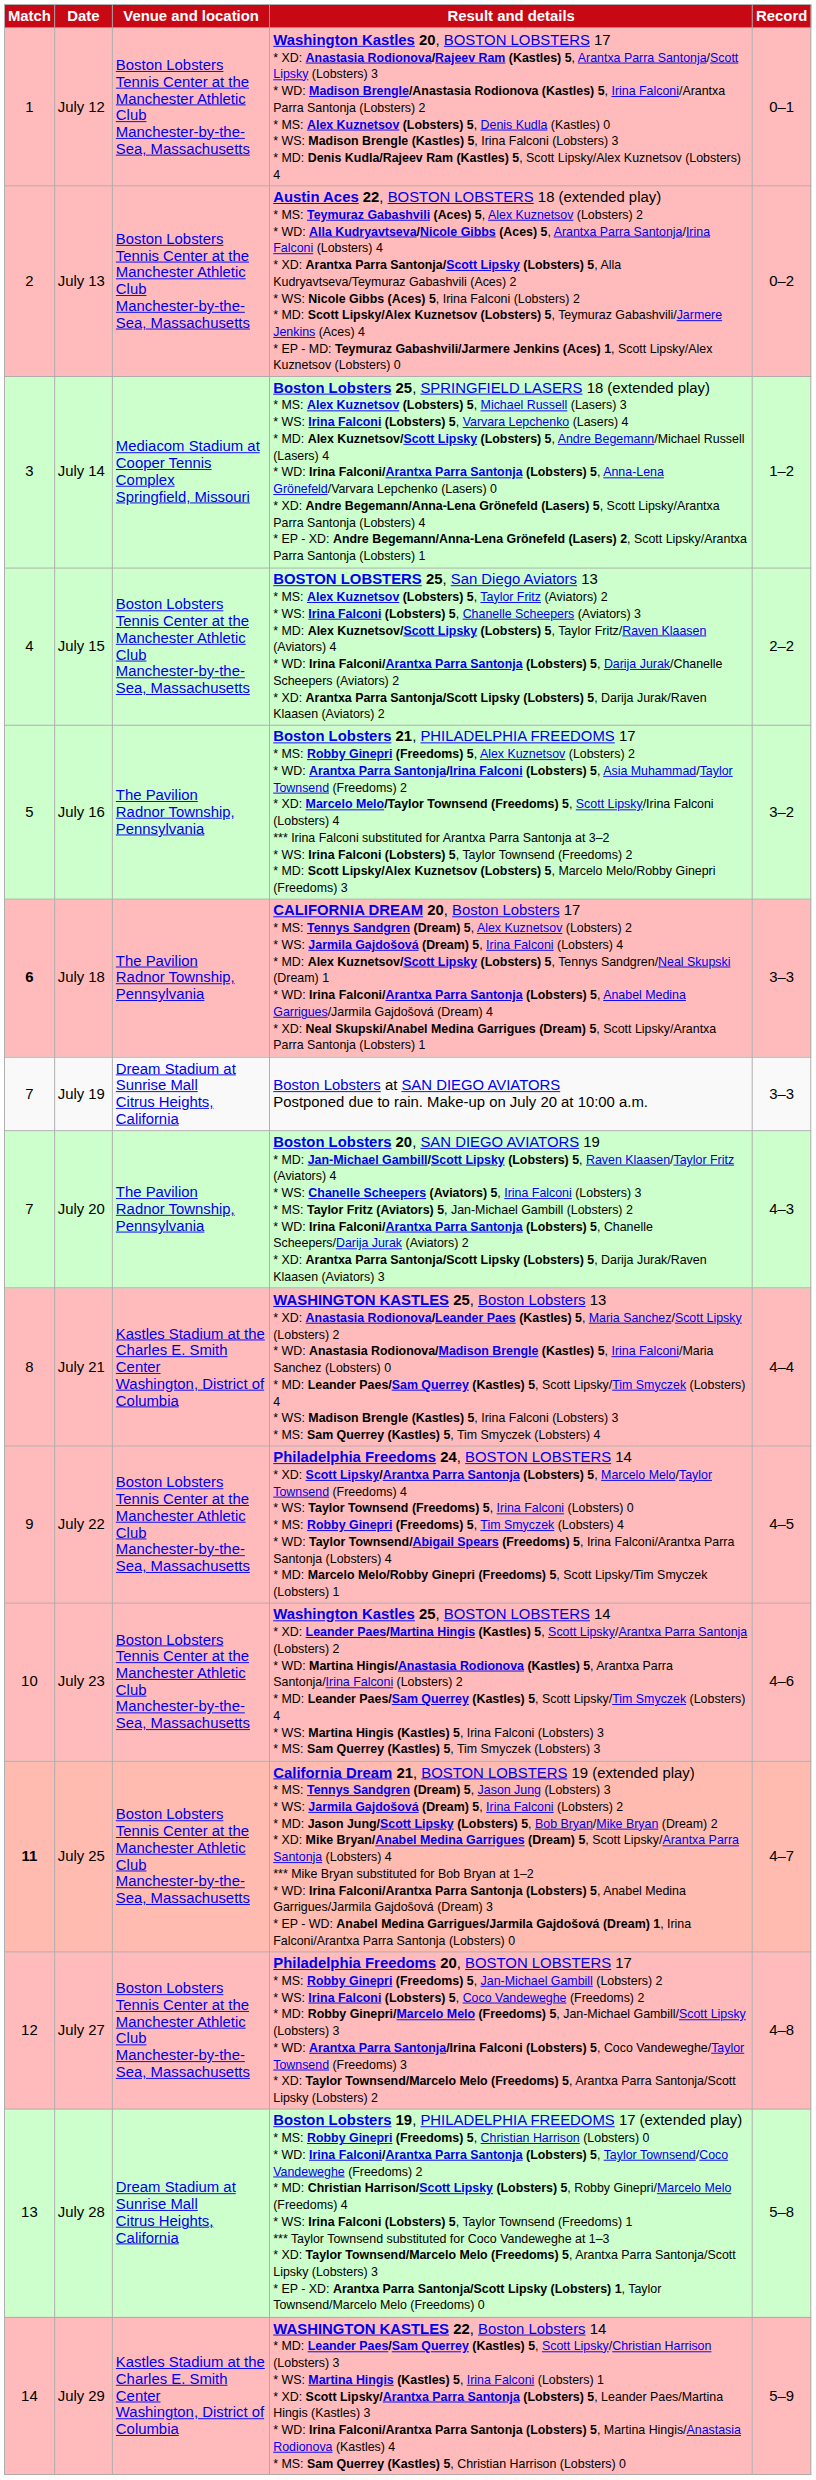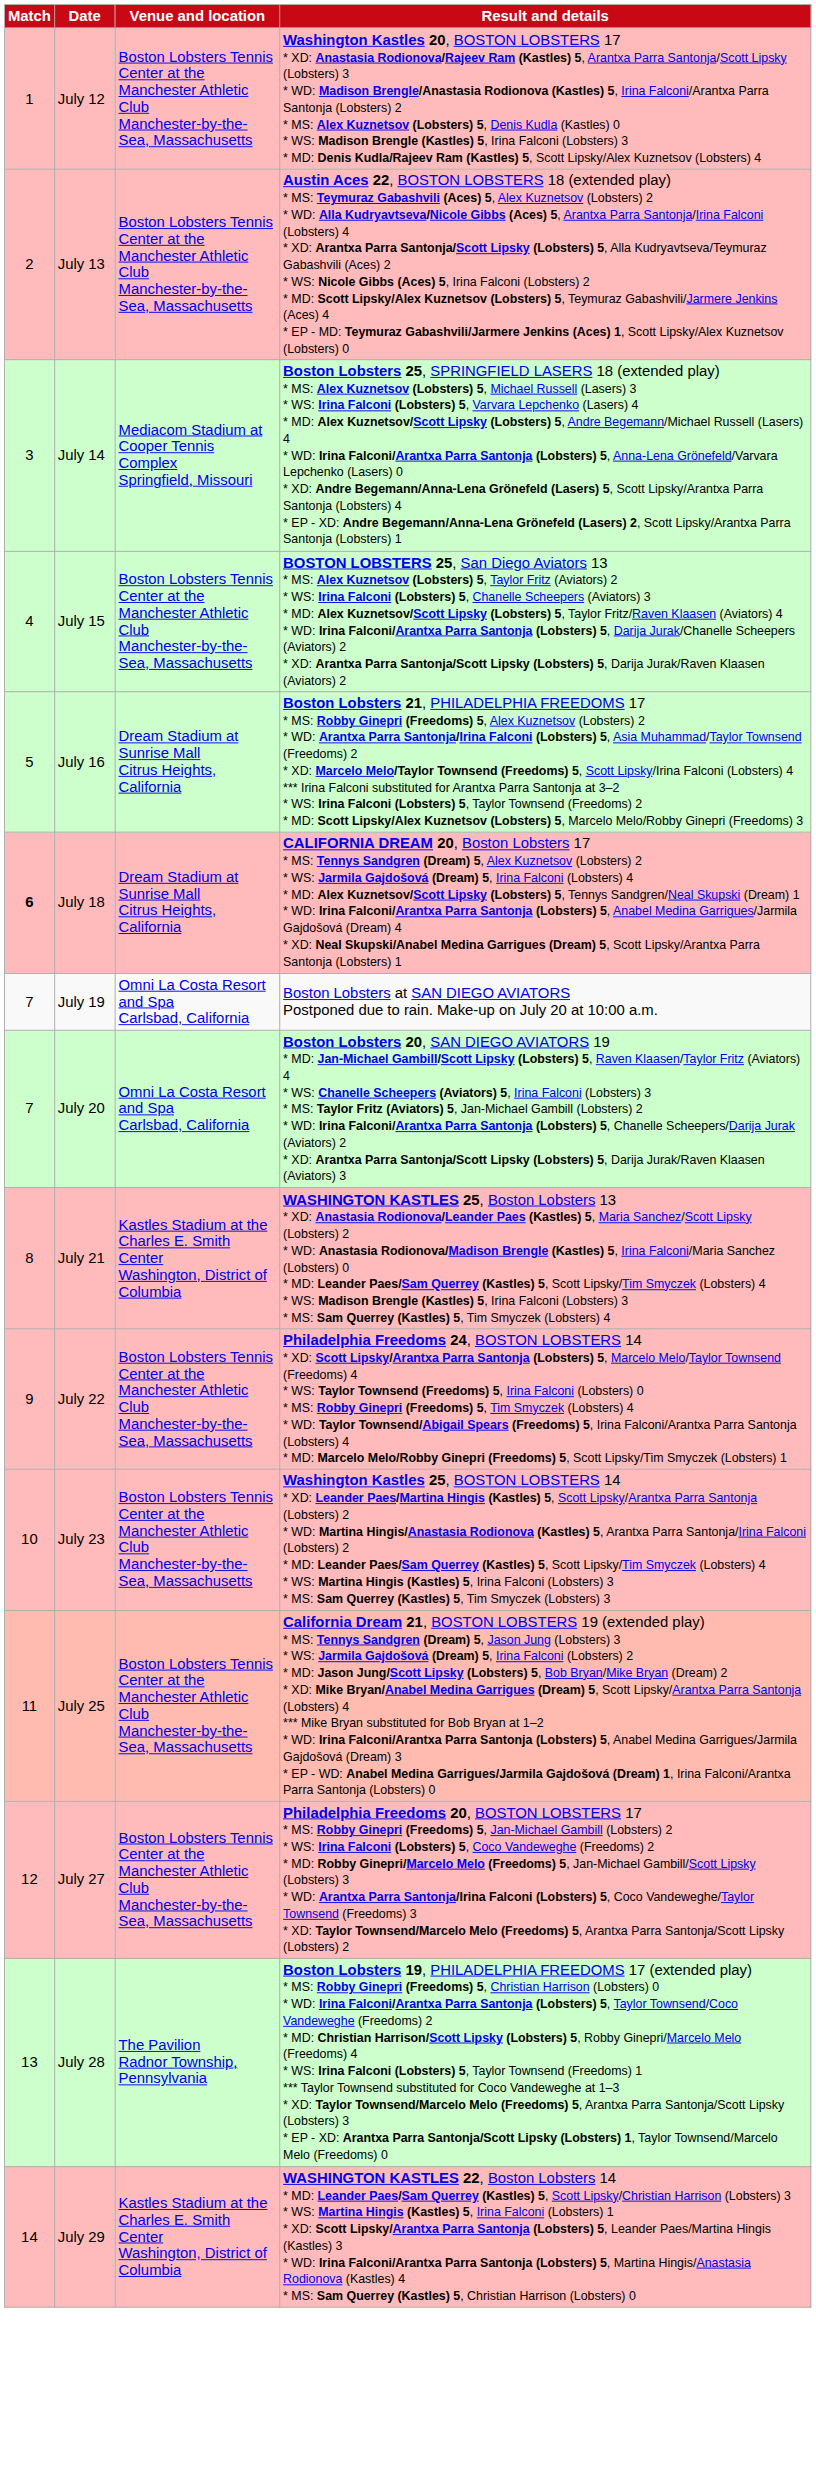- column: (782, 16)
(175, 812) The Pavilion Radnor Township, Pennsylvania -> (178, 762) Dream Stadium at Sunrise Mall Citrus Heights, California
(175, 978) The Pavilion Radnor Township, Pennsylvania -> (178, 902) Dream Stadium at Sunrise Mall Citrus Heights, California
(176, 1093) Dream Stadium at Sunrise Mall Citrus Heights, California -> (192, 1001) Omni La Costa Resort and Spa Carlsbad, California
(175, 1209) The Pavilion Radnor Township, Pennsylvania -> (192, 1109) Omni La Costa Resort and Spa Carlsbad, California
(29, 1856) bold -> (29, 1705) normal
(176, 2213) Dream Stadium at Sunrise Mall Citrus Heights, California -> (178, 2062) The Pavilion Radnor Township, Pennsylvania
